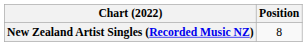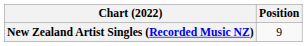(279, 32) 8 -> (279, 32) 9
